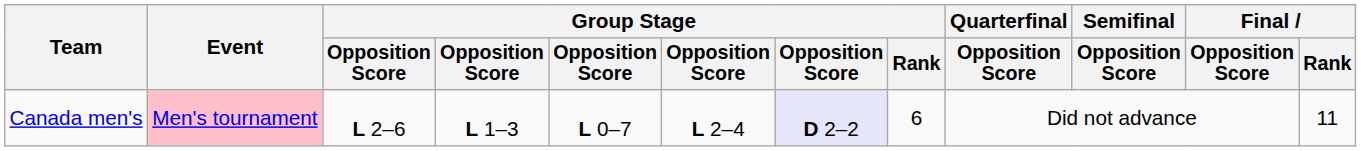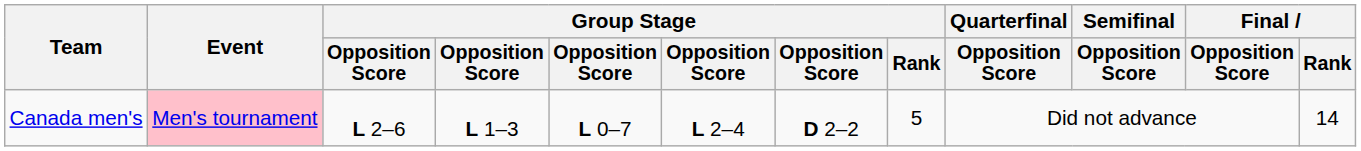(831, 130) lavender background -> (831, 130) no background
(916, 118) 6 -> (916, 118) 5
(1327, 118) 11 -> (1327, 118) 14
